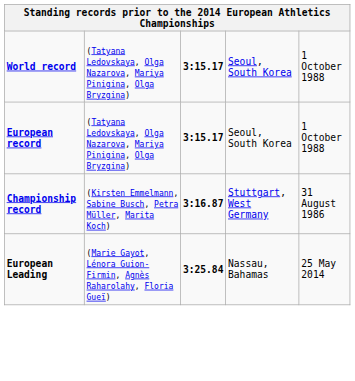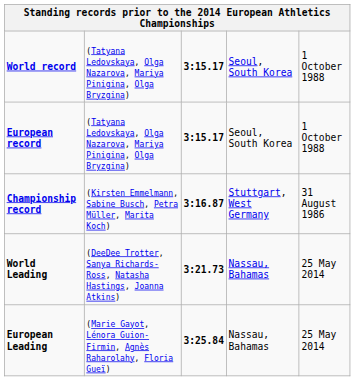+ row: (27, 269)
